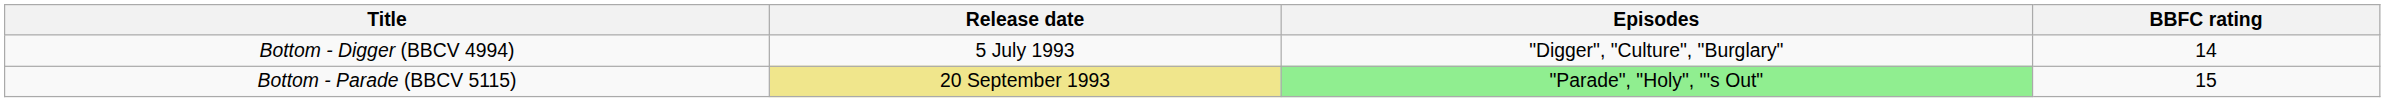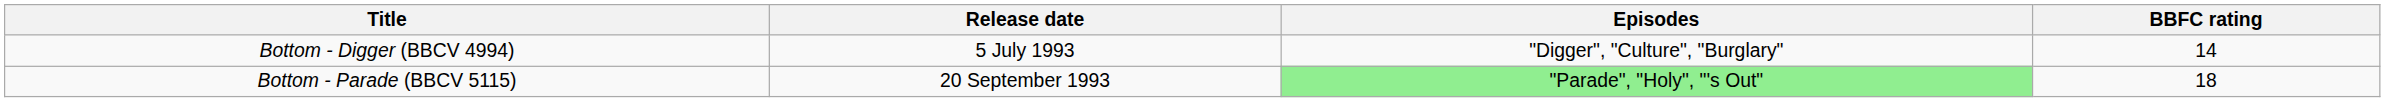(1025, 81) khaki background -> (1025, 81) no background
(2206, 81) 15 -> (2206, 81) 18
